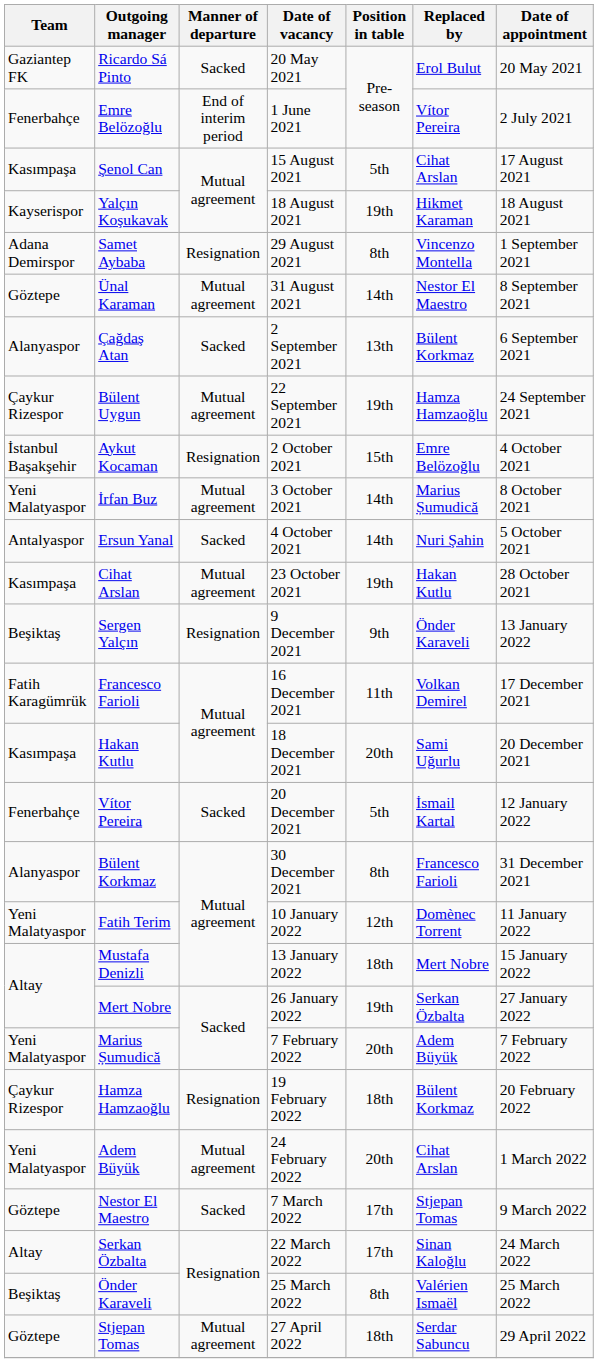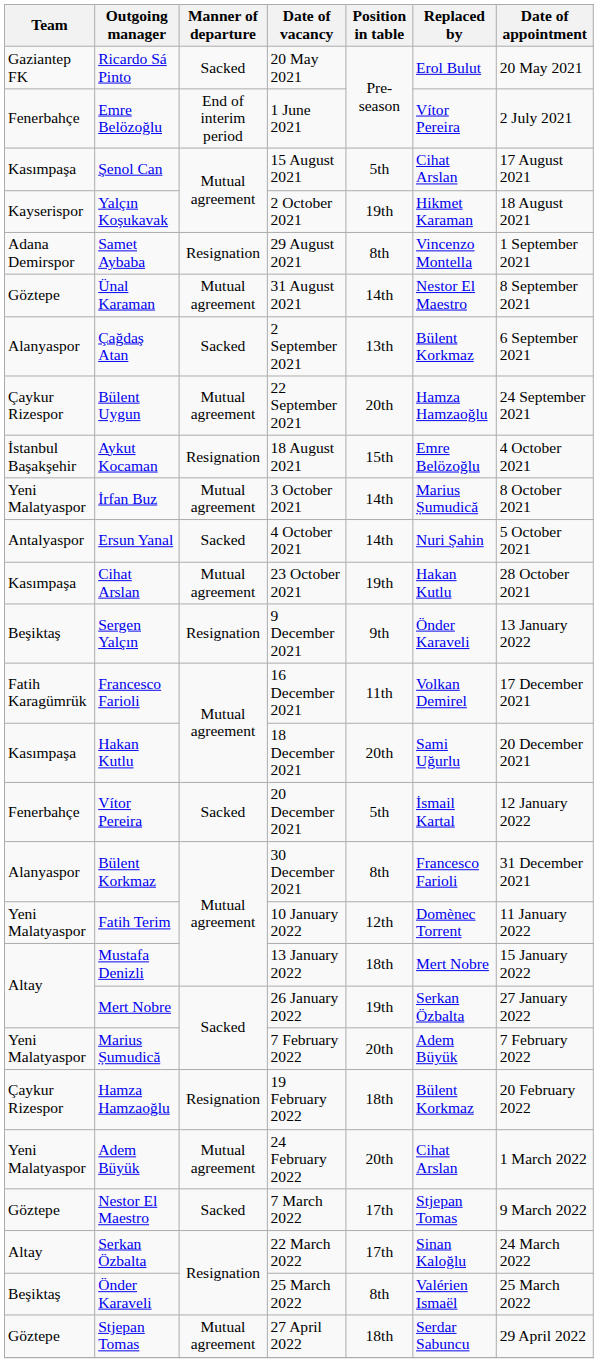(302, 211) 18 August 2021 -> (301, 211) 2 October 2021
(379, 405) 19th -> (379, 405) 20th
(301, 456) 2 October 2021 -> (302, 456) 18 August 2021
